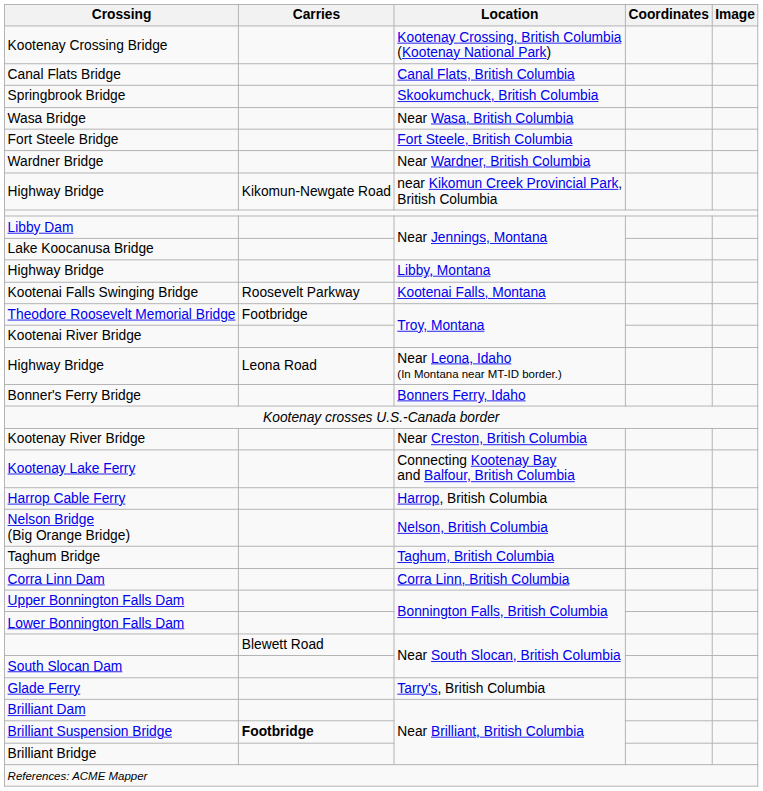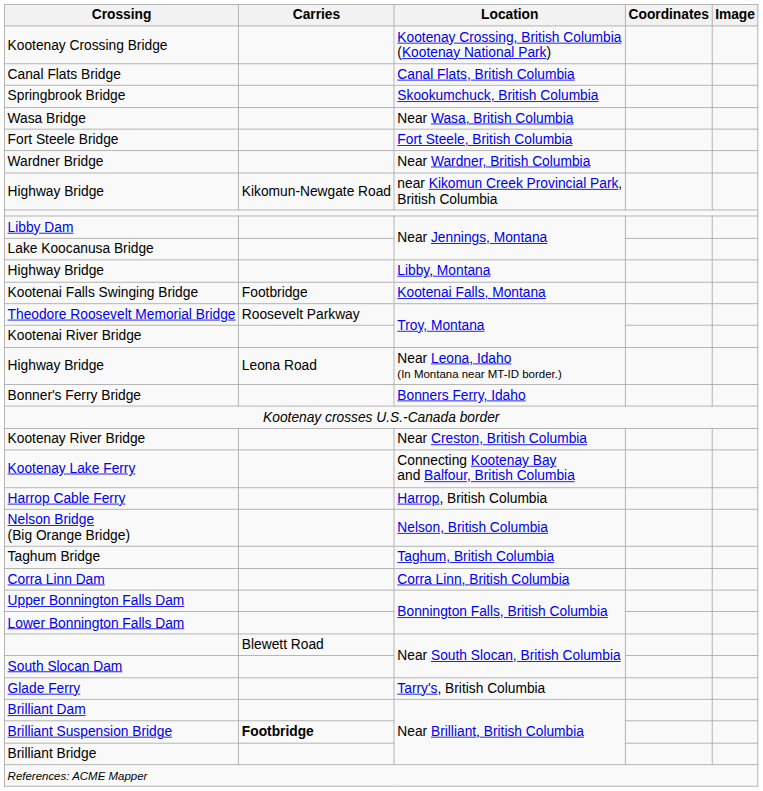(301, 292) Roosevelt Parkway -> (275, 292) Footbridge
(275, 314) Footbridge -> (301, 314) Roosevelt Parkway
